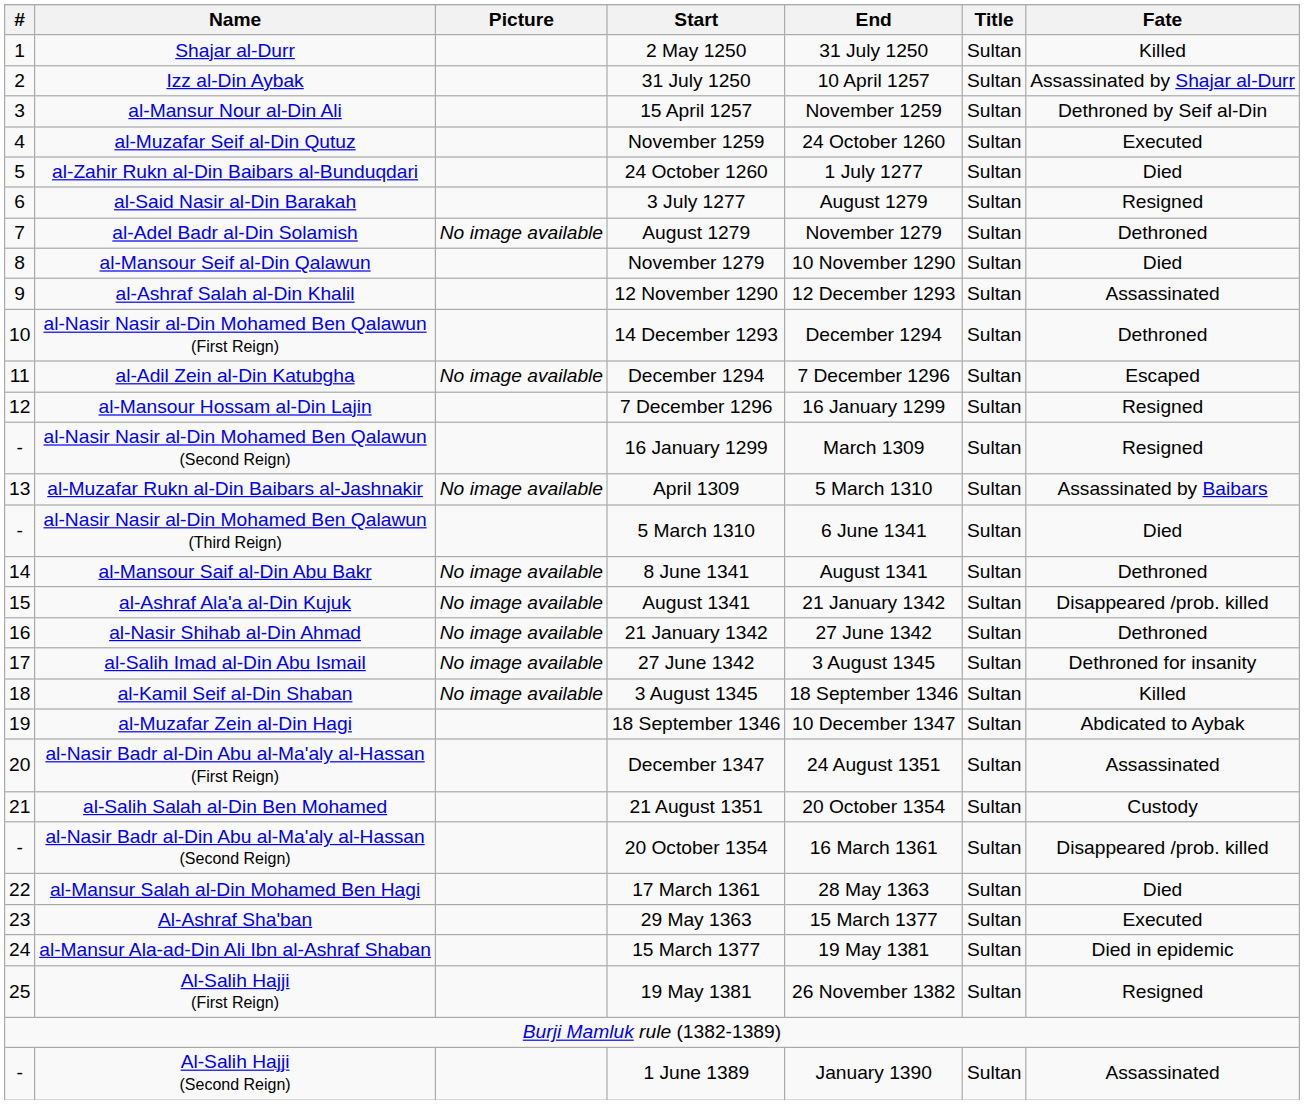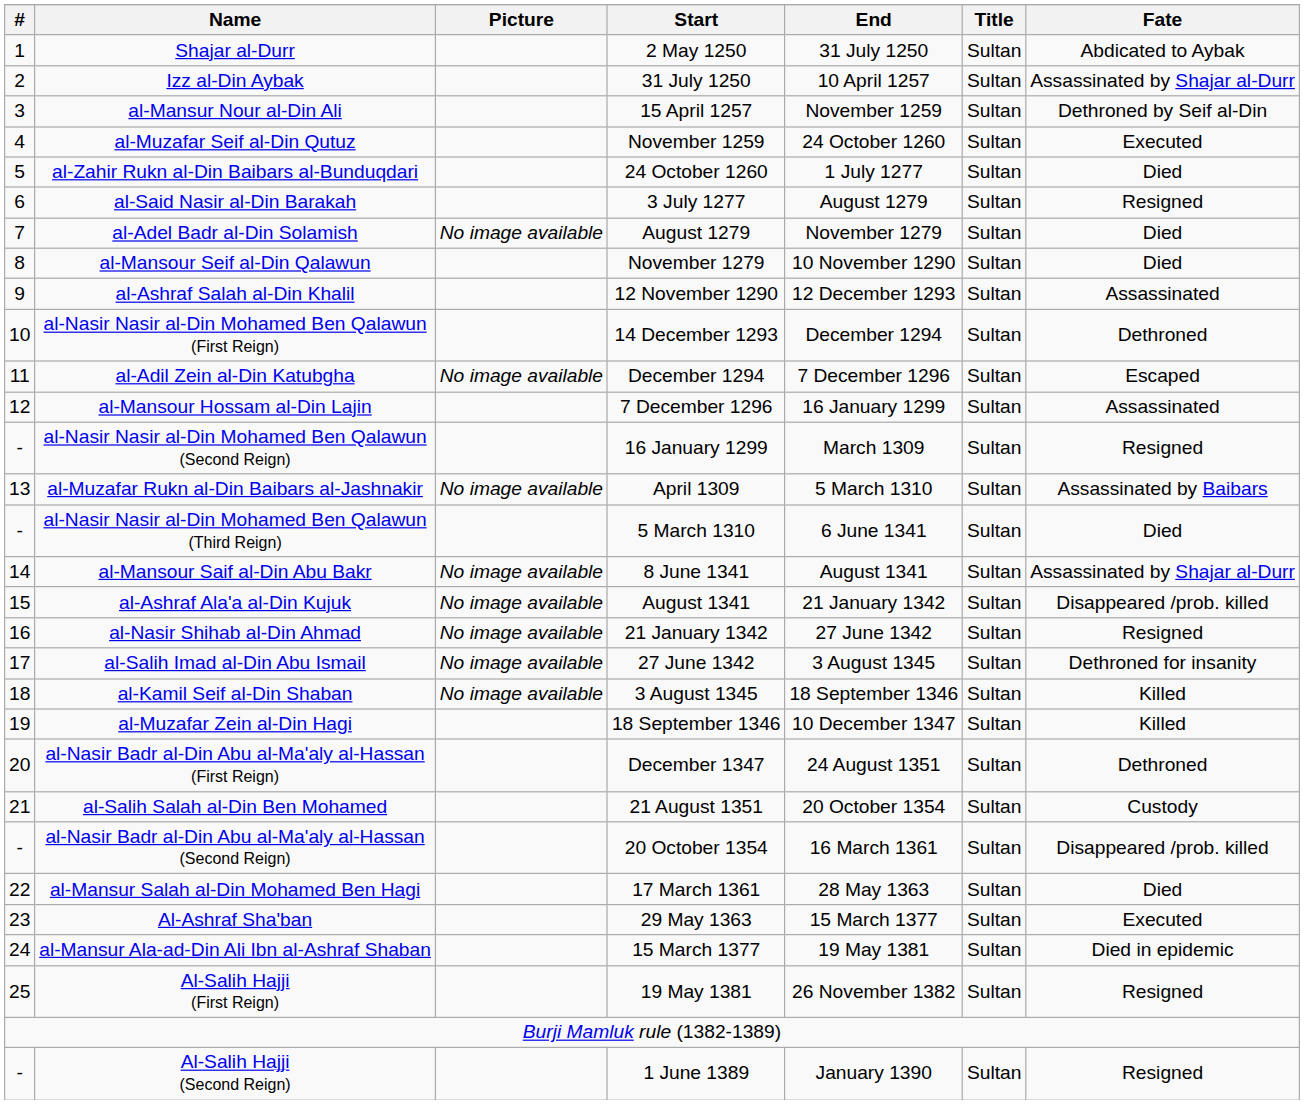(1163, 50) Killed -> (1163, 50) Abdicated to Aybak
(1163, 232) Dethroned -> (1163, 232) Died
(1163, 406) Resigned -> (1163, 406) Assassinated
(1163, 571) Dethroned -> (1163, 571) Assassinated by Shajar al-Durr
(1163, 632) Dethroned -> (1163, 632) Resigned
(1163, 723) Abdicated to Aybak -> (1163, 723) Killed
(1163, 765) Assassinated -> (1163, 765) Dethroned
(1163, 1073) Assassinated -> (1163, 1073) Resigned
